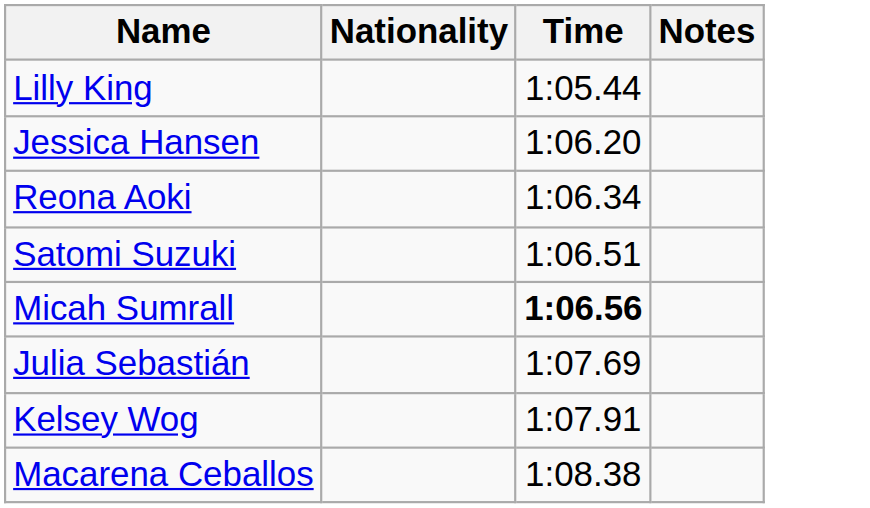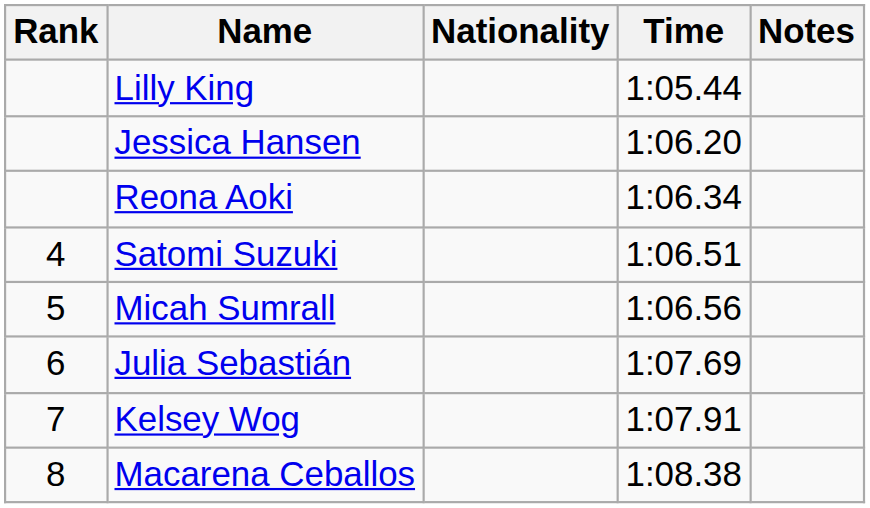+ column: (56, 32)
(583, 308) bold -> (684, 308) normal
